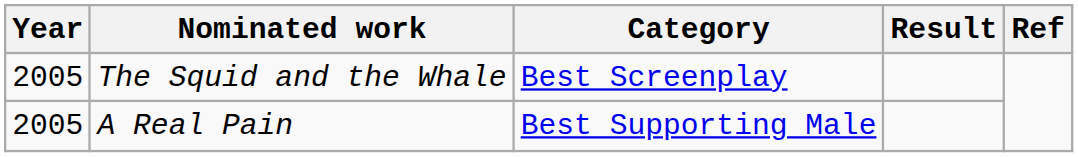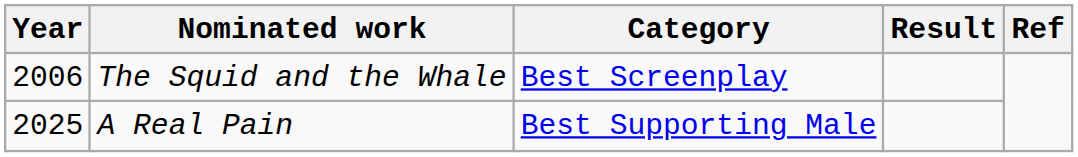(48, 78) 2005 -> (48, 78) 2006
(48, 126) 2005 -> (48, 126) 2025
